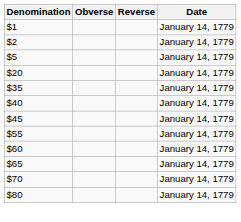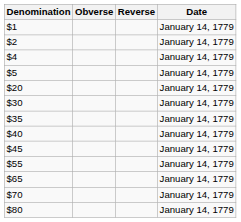+ row: (12, 57)
+ row: (15, 103)
- row: (15, 149)
